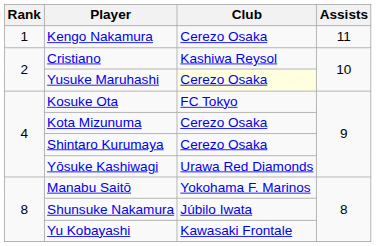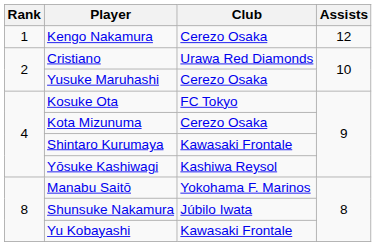(344, 36) 11 -> (344, 36) 12
(229, 58) Kashiwa Reysol -> (247, 58) Urawa Red Diamonds
(224, 79) lightyellow background -> (224, 79) no background
(224, 144) Cerezo Osaka -> (236, 144) Kawasaki Frontale
(247, 166) Urawa Red Diamonds -> (229, 166) Kashiwa Reysol
